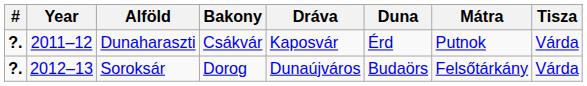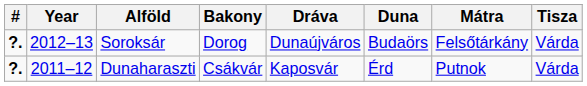rows swapped: (148, 42) <-> (133, 68)
